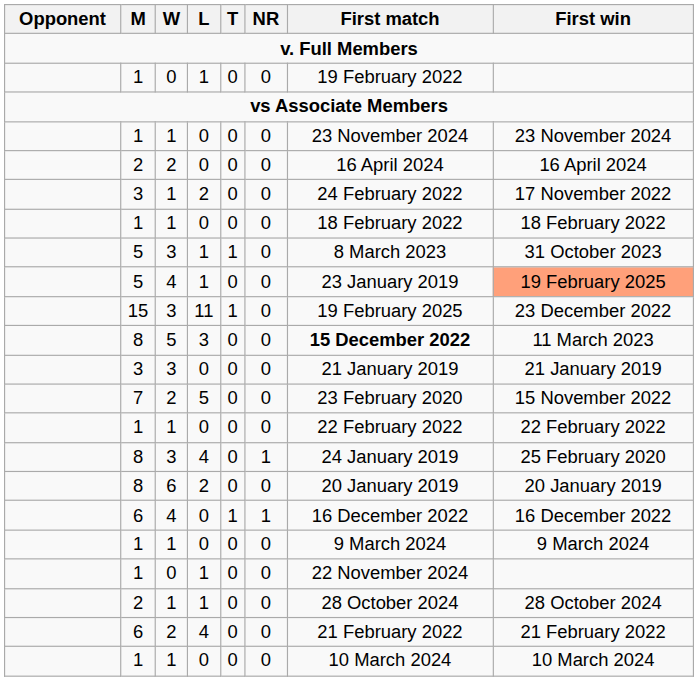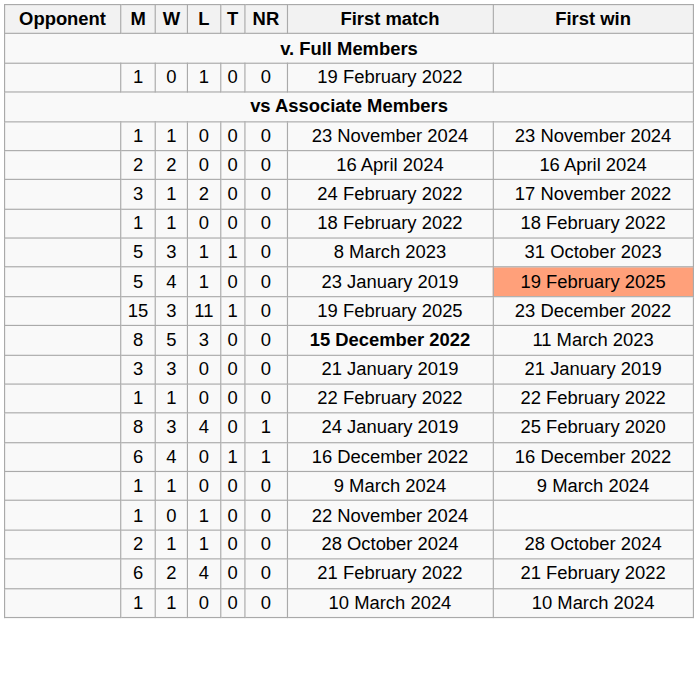- row: (138, 398)
- row: (138, 485)
